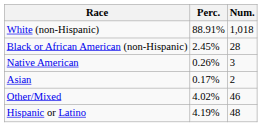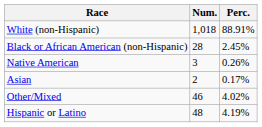columns swapped: (242, 12) <-> (209, 12)
